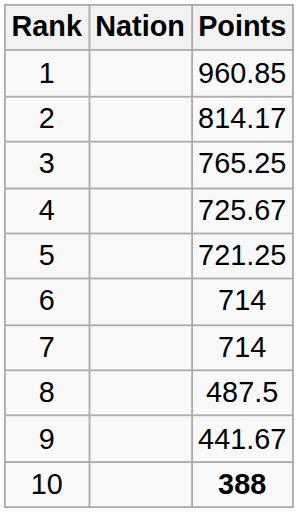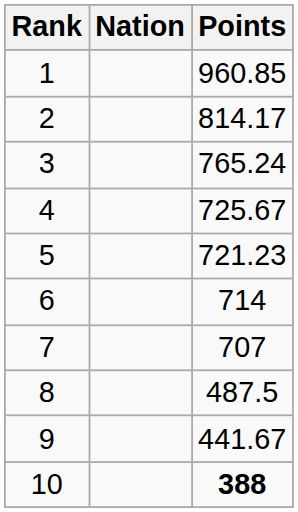(242, 164) 765.25 -> (242, 164) 765.24
(242, 255) 721.25 -> (242, 255) 721.23
(242, 347) 714 -> (242, 347) 707
